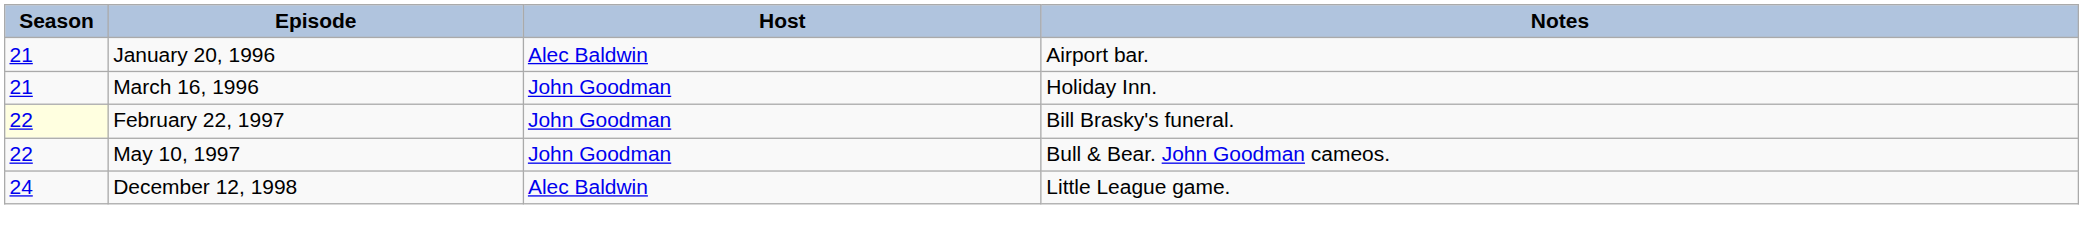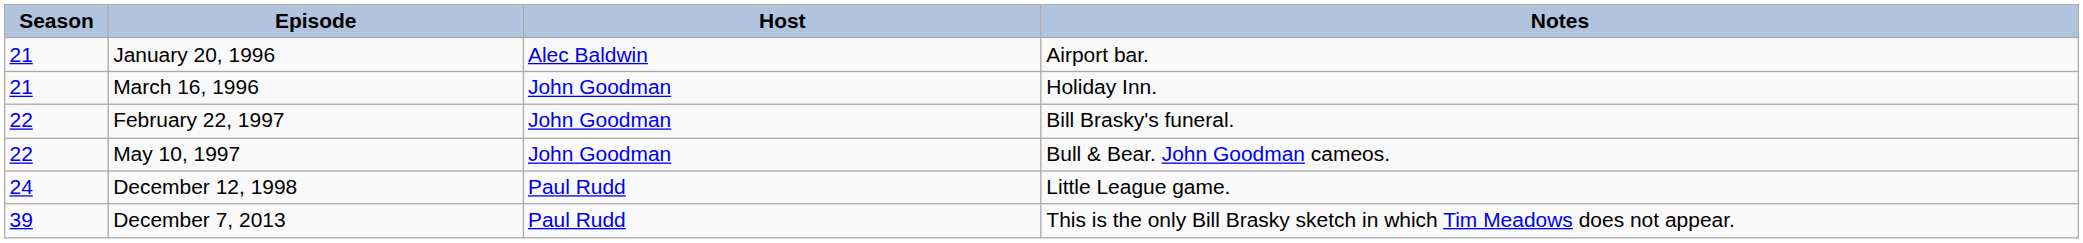(21, 120) lightyellow background -> (21, 120) no background
(588, 187) Alec Baldwin -> (577, 187) Paul Rudd
+ row: (199, 220)
